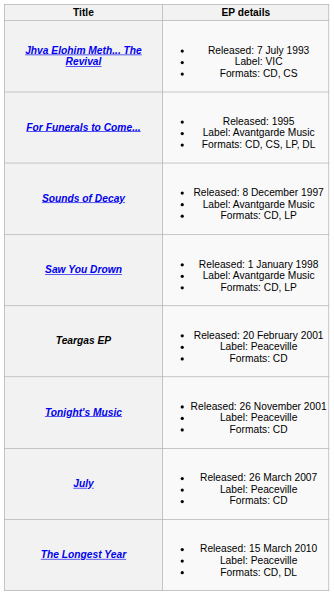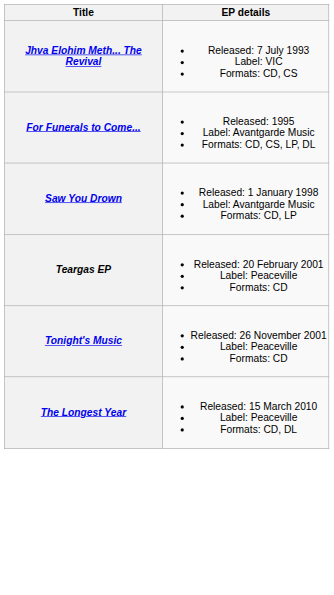- row: (83, 198)
- row: (83, 484)
